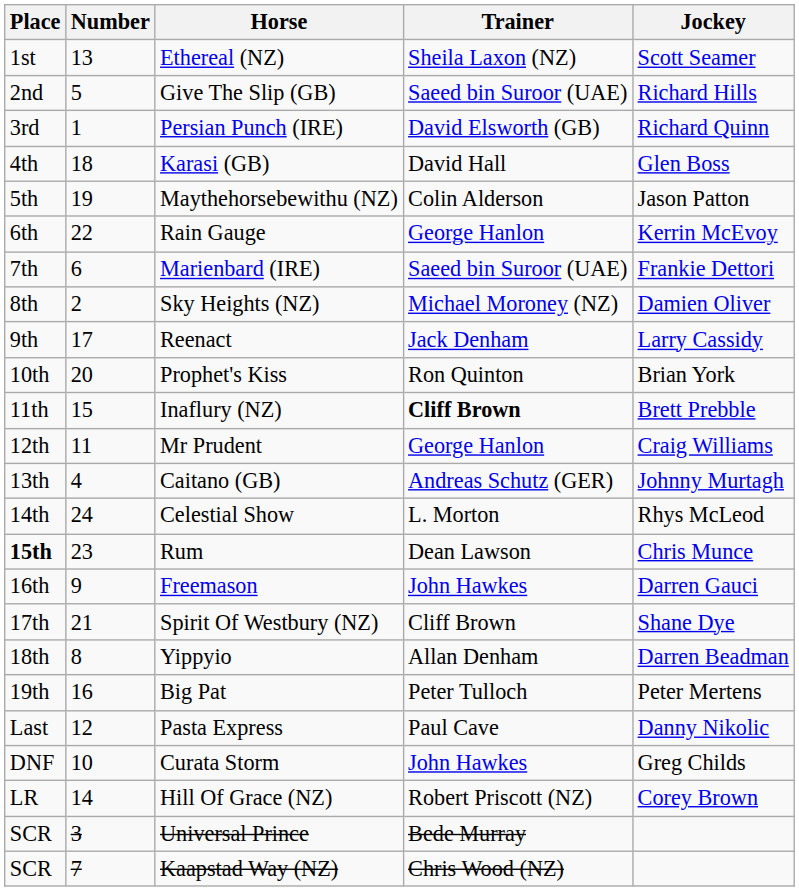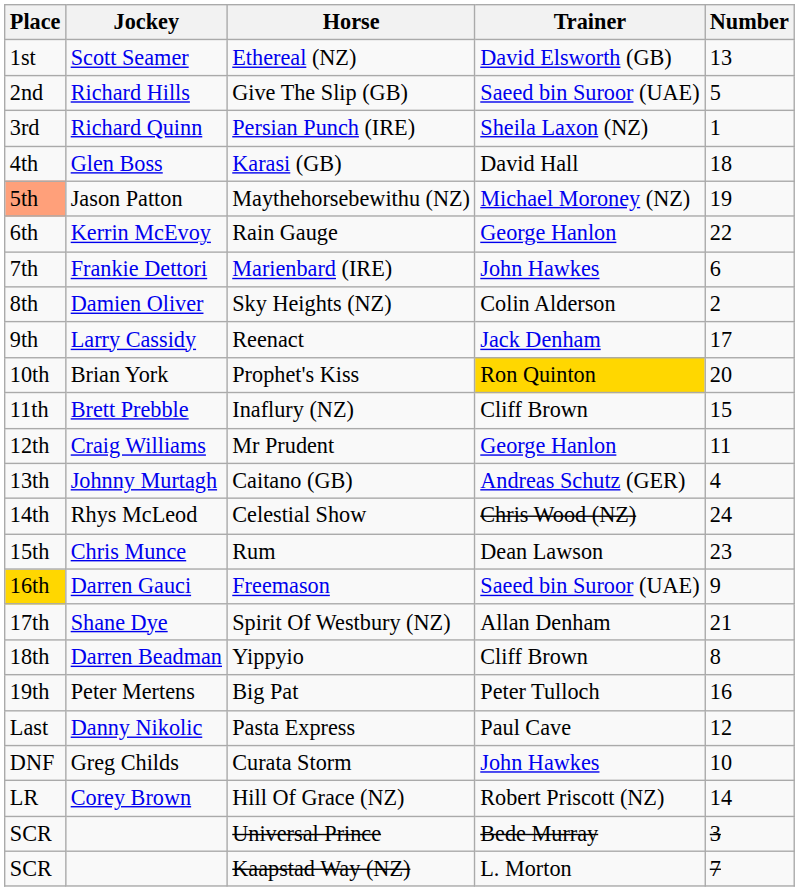columns swapped: (110, 22) <-> (713, 22)
(492, 57) Sheila Laxon (NZ) -> (576, 57) David Elsworth (GB)
(504, 127) David Elsworth (GB) -> (564, 127) Sheila Laxon (NZ)
(24, 198) no background -> (24, 198) lightsalmon background
(476, 198) Colin Alderson -> (585, 198) Michael Moroney (NZ)
(518, 269) Saeed bin Suroor (UAE) -> (540, 269) John Hawkes
(513, 304) Michael Moroney (NZ) -> (548, 304) Colin Alderson
(466, 374) no background -> (538, 374) gold background
(464, 410) bold -> (534, 410) normal
(454, 515) L. Morton -> (558, 515) Chris Wood (NZ)
(31, 551) bold -> (30, 551) normal
(30, 586) no background -> (30, 586) gold background
(468, 586) John Hawkes -> (590, 586) Saeed bin Suroor (UAE)
(462, 621) Cliff Brown -> (545, 621) Allan Denham
(473, 657) Allan Denham -> (534, 657) Cliff Brown
(486, 868) Chris Wood (NZ) -> (526, 868) L. Morton
